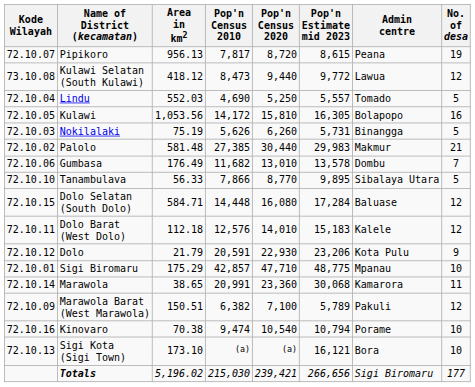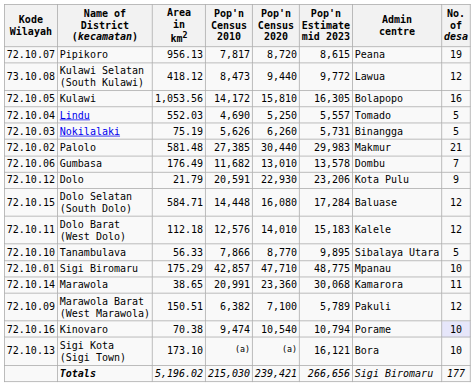rows swapped: (78, 115) <-> (75, 99)
rows swapped: (93, 180) <-> (72, 252)
(456, 329) no background -> (456, 329) lavender background
